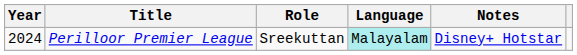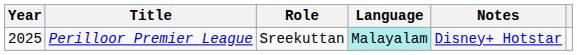(25, 39) 2024 -> (25, 39) 2025
